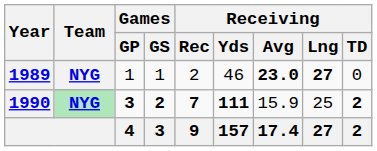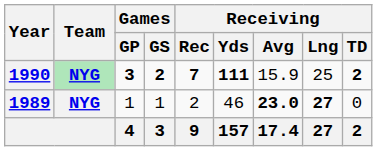rows swapped: (30, 75) <-> (30, 103)
